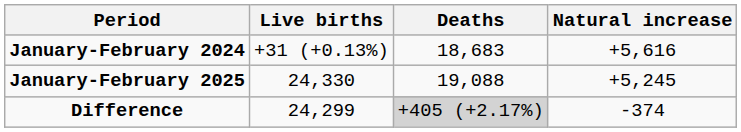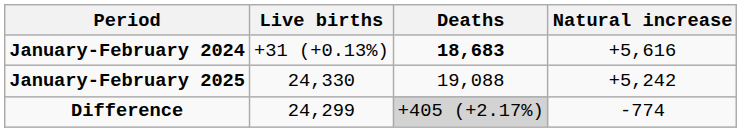(471, 50) normal -> (471, 50) bold
(643, 81) +5,245 -> (643, 81) +5,242
(643, 112) -374 -> (643, 112) -774
